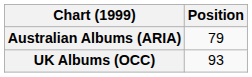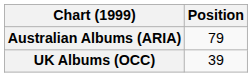(216, 60) 93 -> (216, 60) 39
